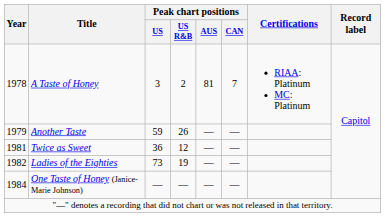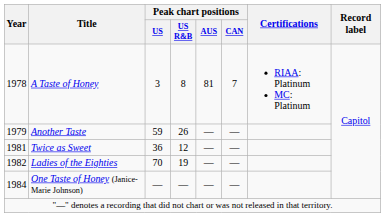(183, 84) 2 -> (183, 84) 8
(158, 163) 73 -> (158, 163) 70
